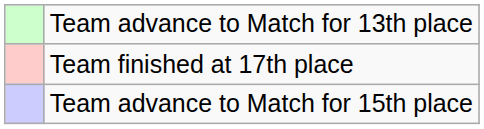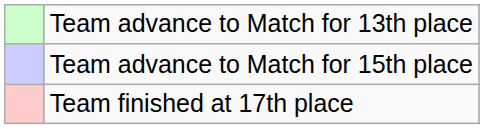rows swapped: (261, 103) <-> (202, 63)
